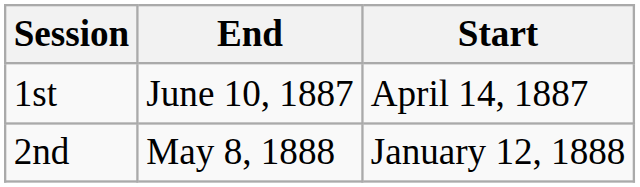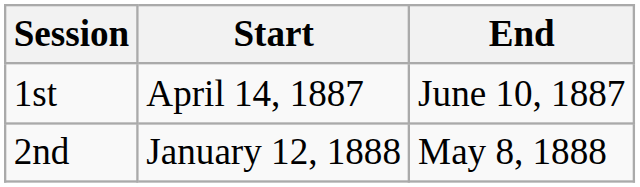columns swapped: (498, 33) <-> (250, 33)
